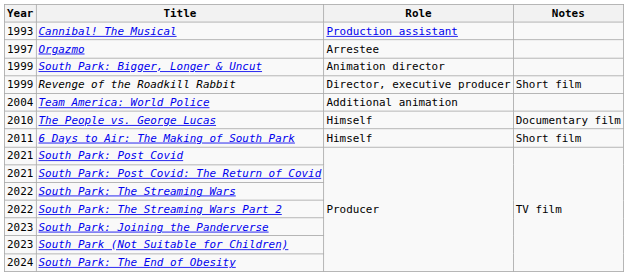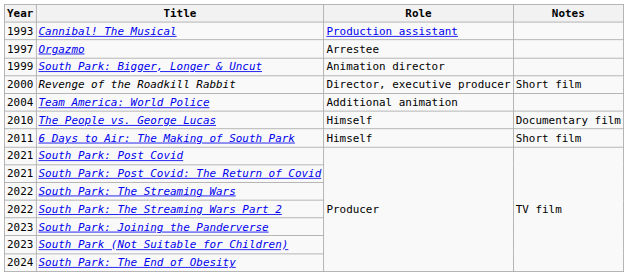(20, 85) 1999 -> (20, 85) 2000
